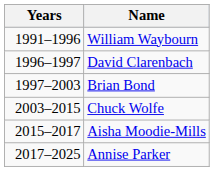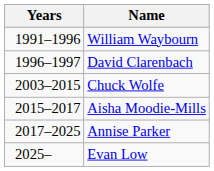- row: (121, 85)
+ row: (117, 154)
